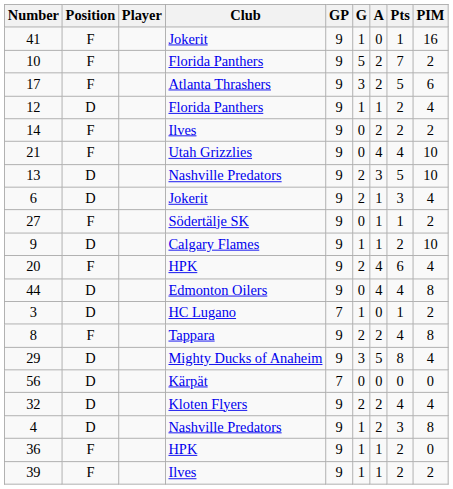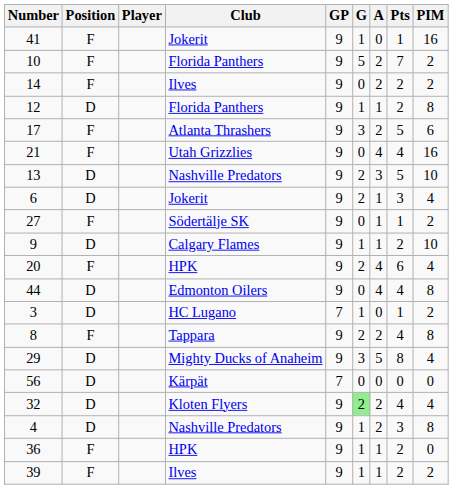rows swapped: (33, 130) <-> (33, 84)
(430, 107) 4 -> (430, 107) 8
(430, 152) 10 -> (430, 152) 16
(361, 404) no background -> (361, 404) lightgreen background
